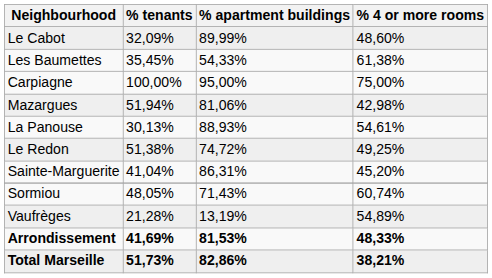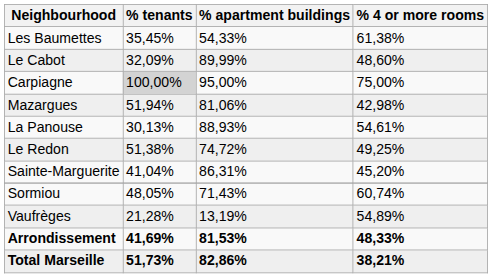rows swapped: (55, 60) <-> (36, 37)
(154, 82) no background -> (154, 82) lightgrey background
